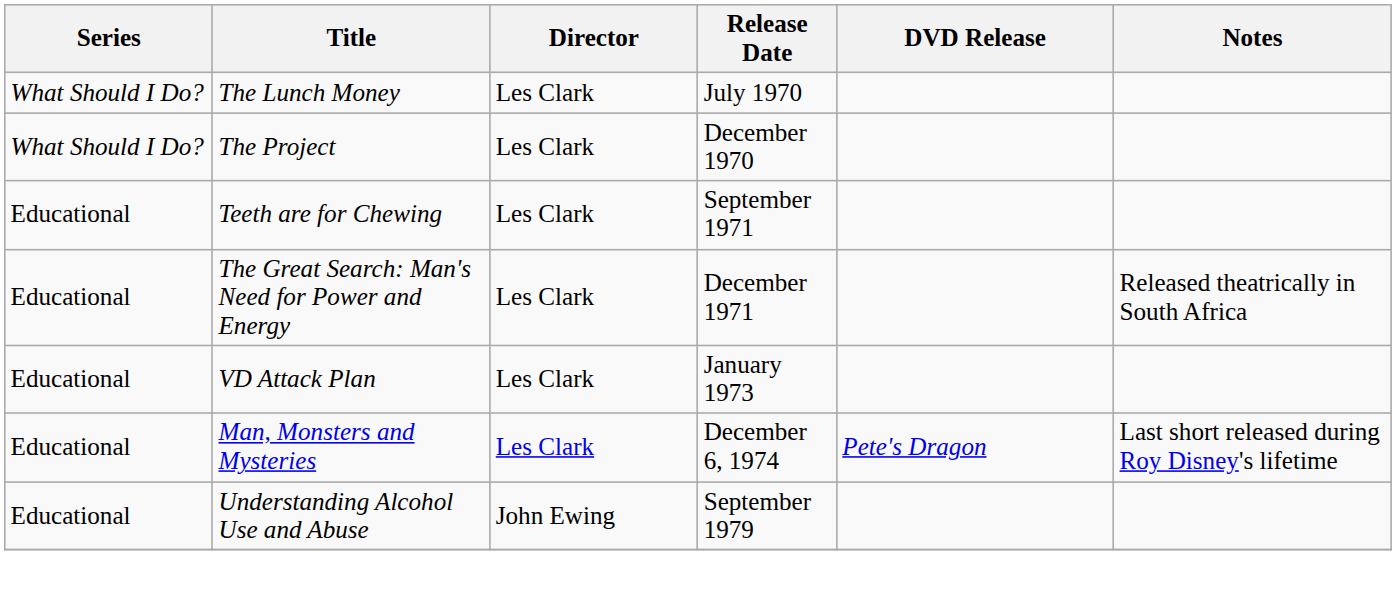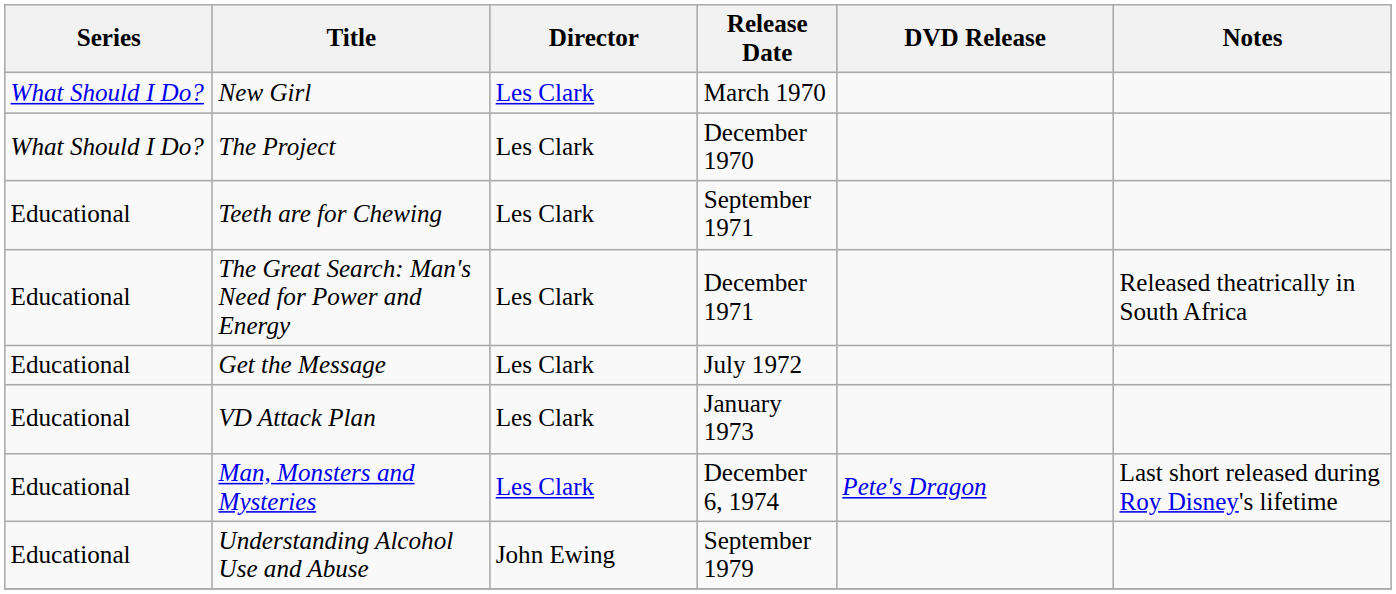+ row: (265, 92)
- row: (309, 92)
+ row: (302, 364)
